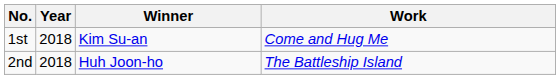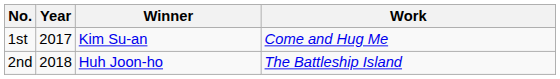(56, 39) 2018 -> (56, 39) 2017
